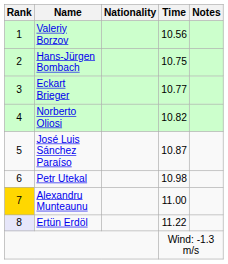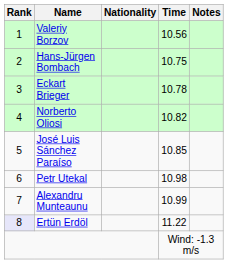(174, 90) 10.77 -> (174, 90) 10.78
(174, 151) 10.87 -> (174, 151) 10.85
(19, 201) gold background -> (19, 201) no background
(174, 201) 11.00 -> (174, 201) 10.99
